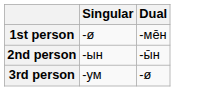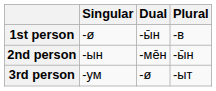+ column: (191, 14)
(153, 34) -ме̄н -> (150, 34) -ы̄н
(150, 55) -ы̄н -> (153, 55) -ме̄н
